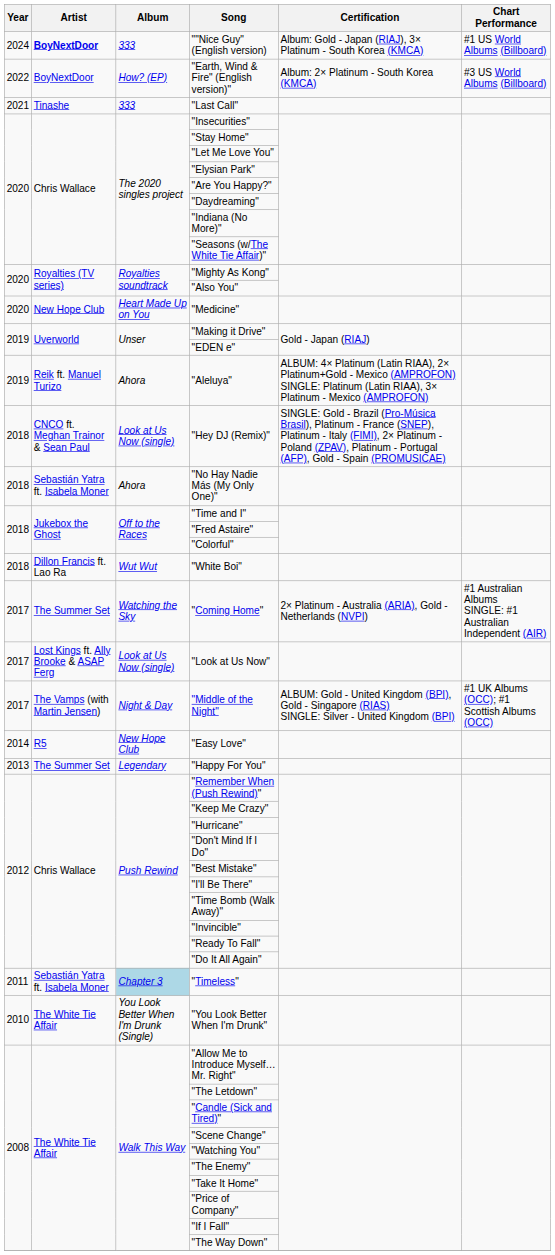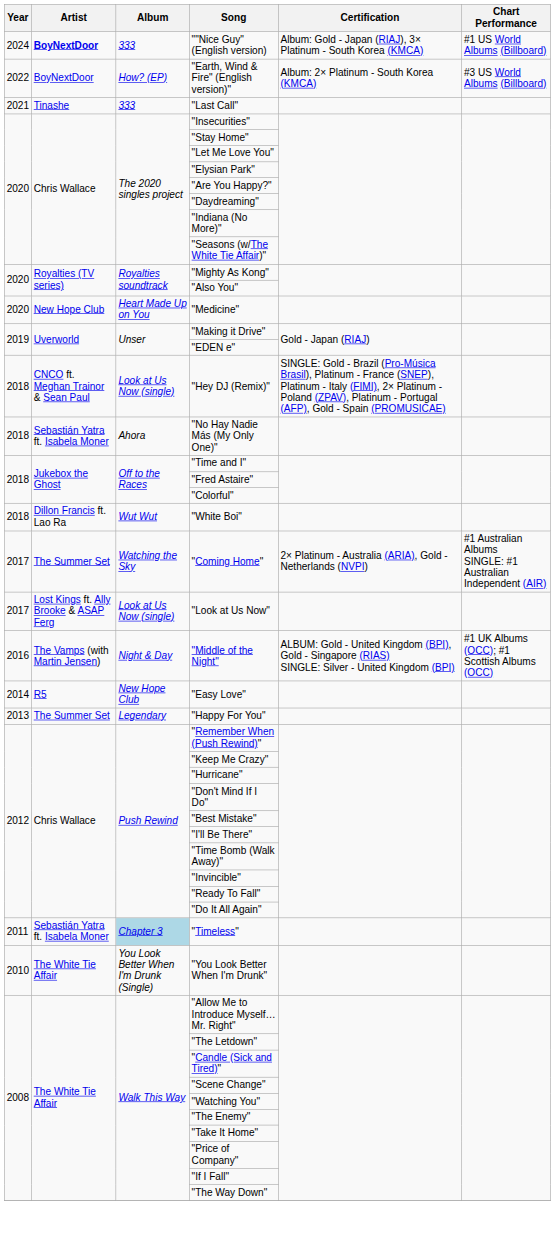- row: (212, 380)
(18, 705) 2017 -> (18, 655) 2016
